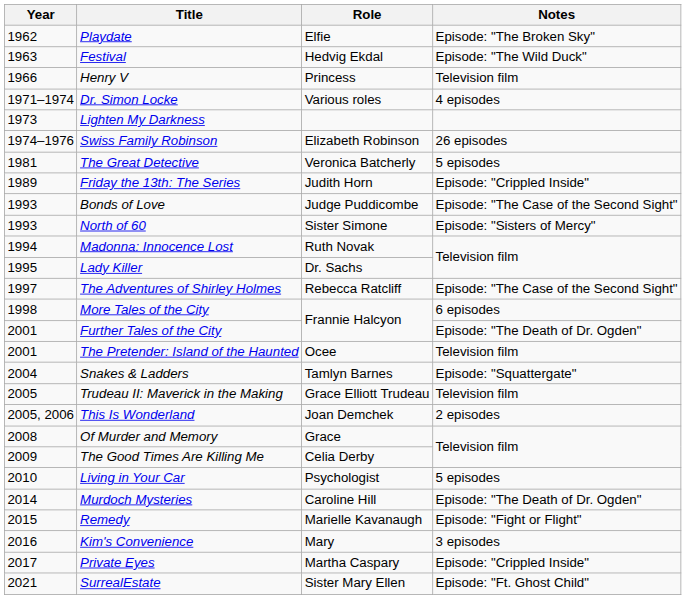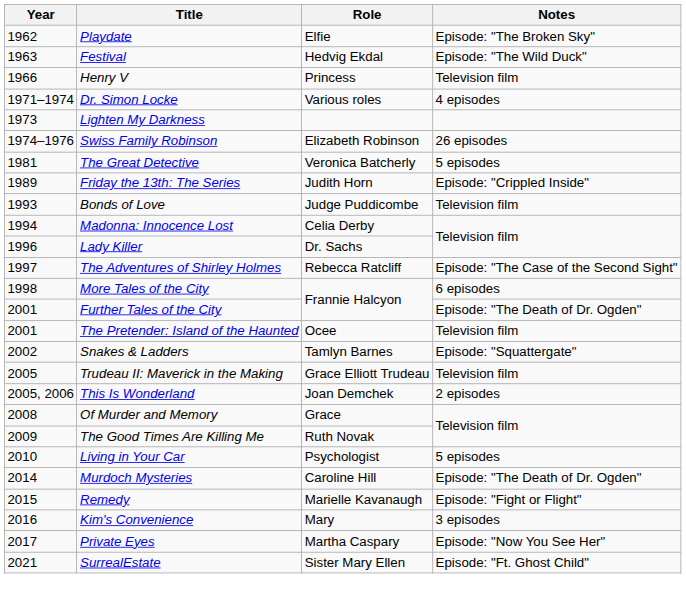(557, 204) Episode: "The Case of the Second Sight" -> (477, 204) Television film
- row: (113, 225)
(339, 246) Ruth Novak -> (339, 225) Celia Derby
(22, 267) 1995 -> (22, 246) 1996
(22, 373) 2004 -> (22, 352) 2002
(339, 457) Celia Derby -> (339, 436) Ruth Novak
(512, 562) Episode: "Crippled Inside" -> (520, 541) Episode: "Now You See Her"
